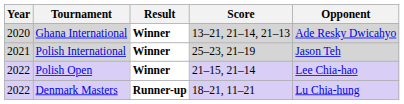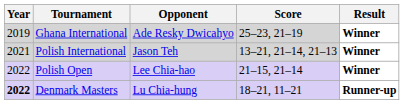columns swapped: (346, 14) <-> (160, 14)
(19, 33) 2020 -> (19, 33) 2019
(241, 33) 13–21, 21–14, 21–13 -> (271, 33) 25–23, 21–19
(224, 52) 25–23, 21–19 -> (288, 52) 13–21, 21–14, 21–13
(19, 90) normal -> (19, 90) bold
